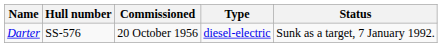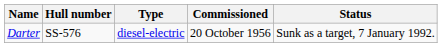columns swapped: (237, 14) <-> (158, 14)
